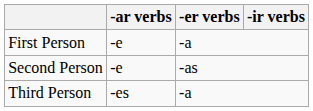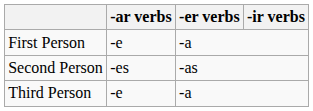(116, 67) -e -> (120, 67) -es
(120, 93) -es -> (116, 93) -e
